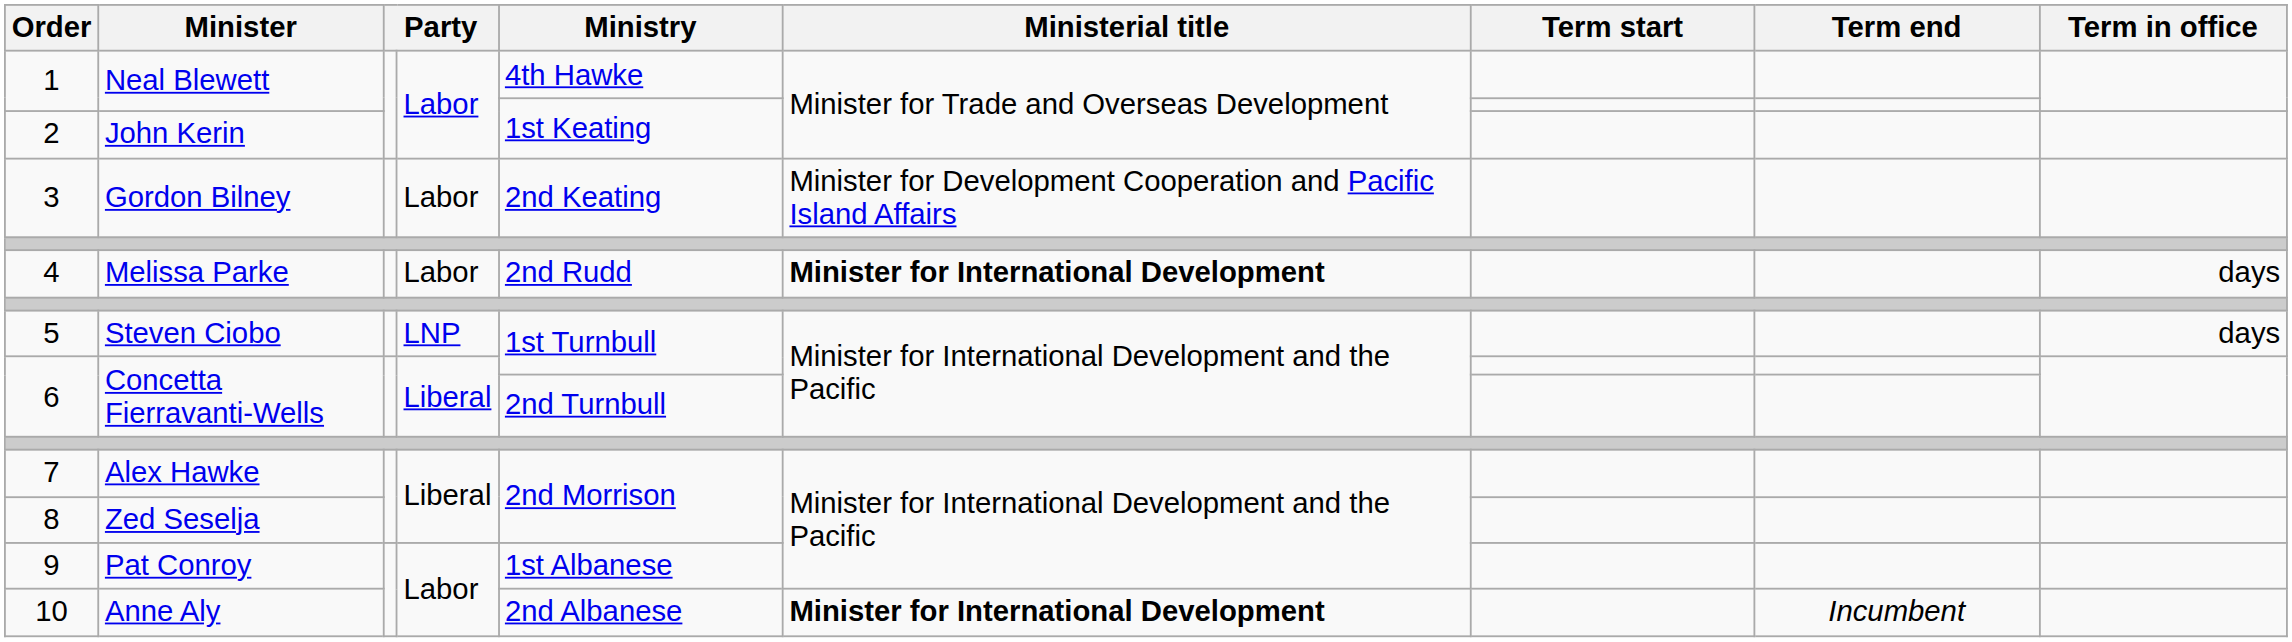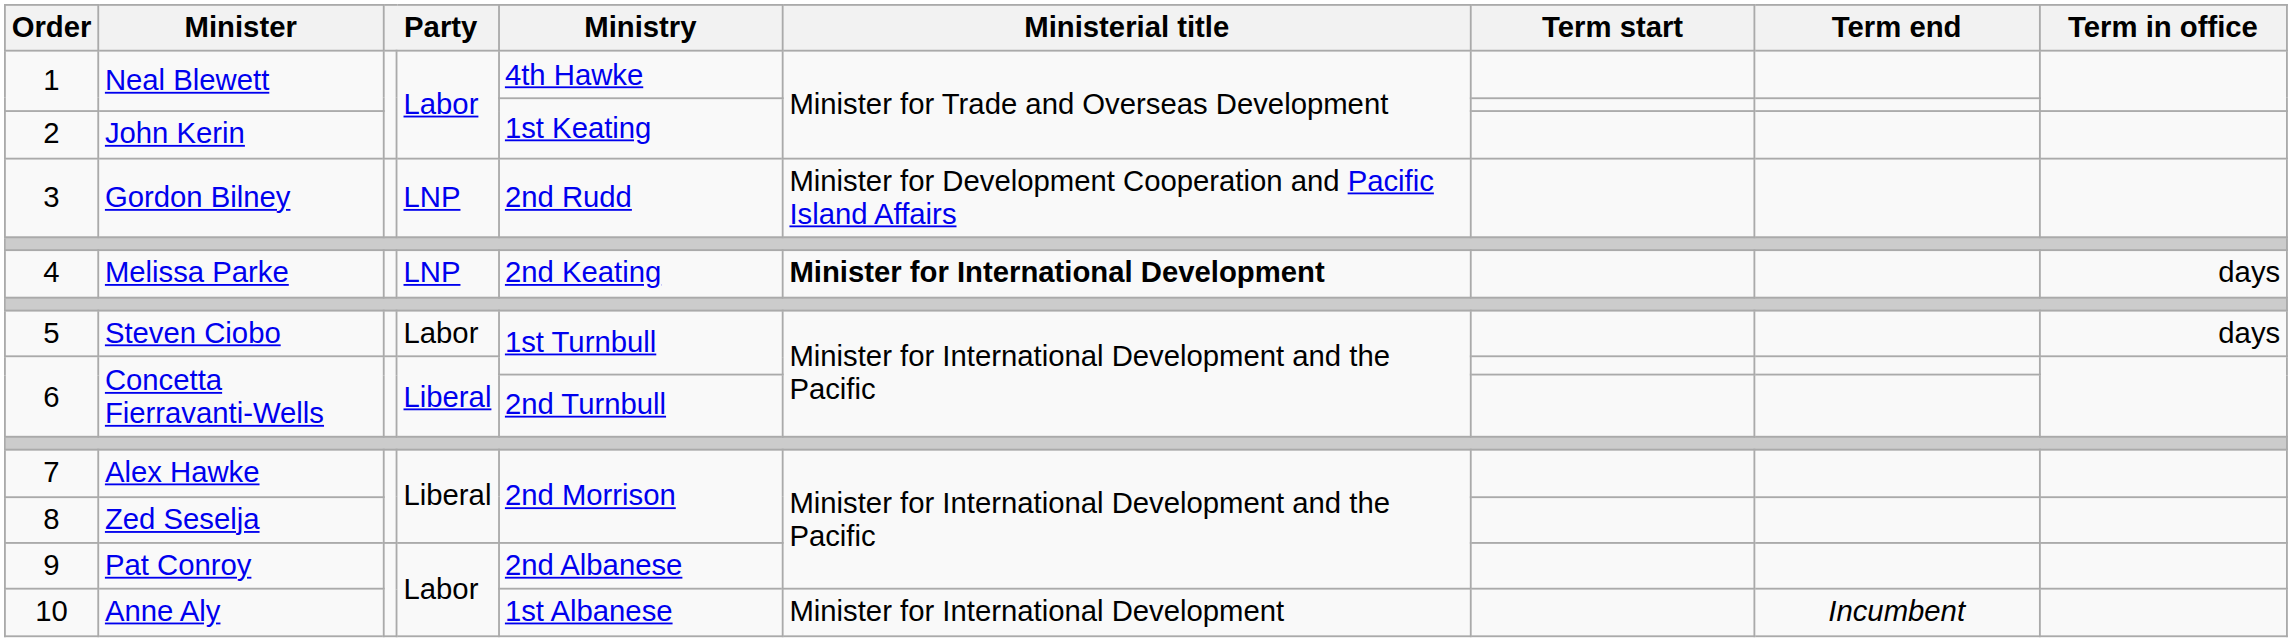(441, 196) Labor -> (432, 196) LNP
(583, 196) 2nd Keating -> (568, 196) 2nd Rudd
(441, 273) Labor -> (432, 273) LNP
(568, 273) 2nd Rudd -> (583, 273) 2nd Keating
(432, 333) LNP -> (441, 333) Labor
(589, 565) 1st Albanese -> (594, 565) 2nd Albanese
(594, 611) 2nd Albanese -> (589, 611) 1st Albanese
(1057, 611) bold -> (1037, 611) normal
